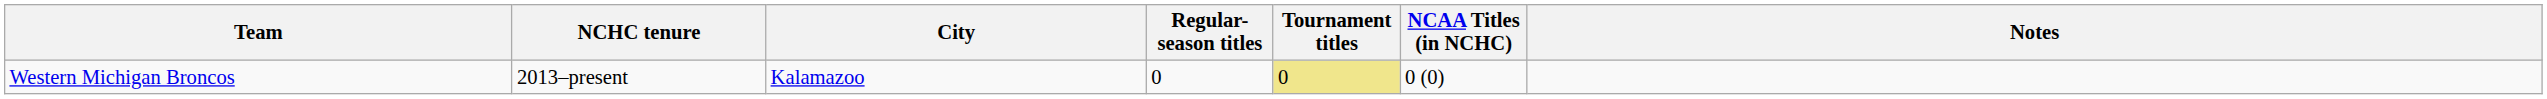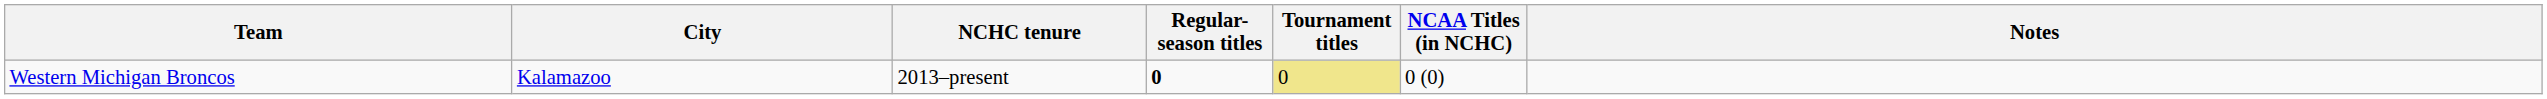columns swapped: (956, 32) <-> (639, 32)
(1156, 76) normal -> (1156, 76) bold
